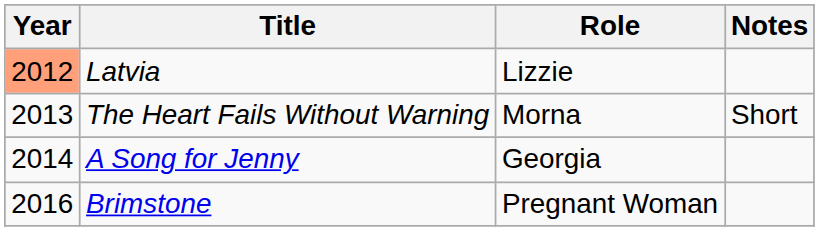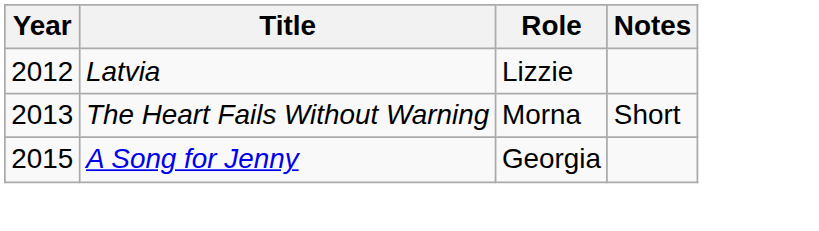(42, 70) lightsalmon background -> (42, 70) no background
(42, 159) 2014 -> (42, 159) 2015
- row: (149, 203)
